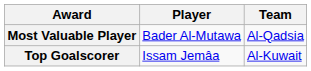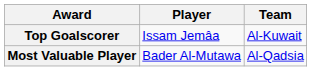rows swapped: (72, 35) <-> (72, 55)
